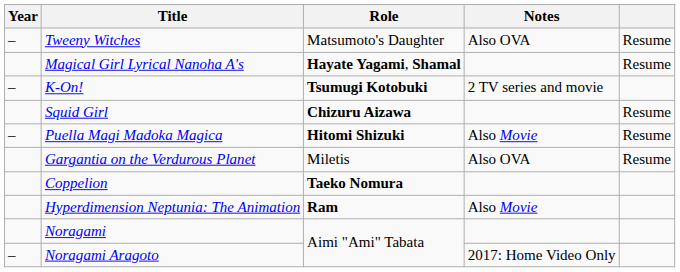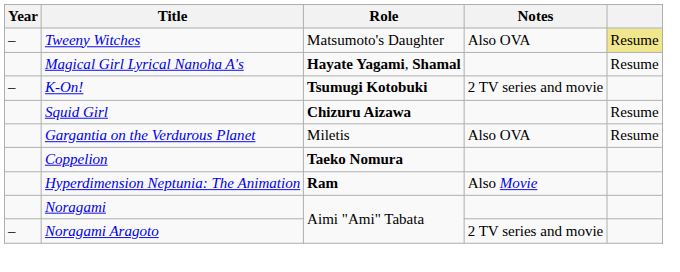(647, 40) no background -> (634, 40) khaki background
- row: (134, 135)
(542, 254) 2017: Home Video Only -> (535, 231) 2 TV series and movie
